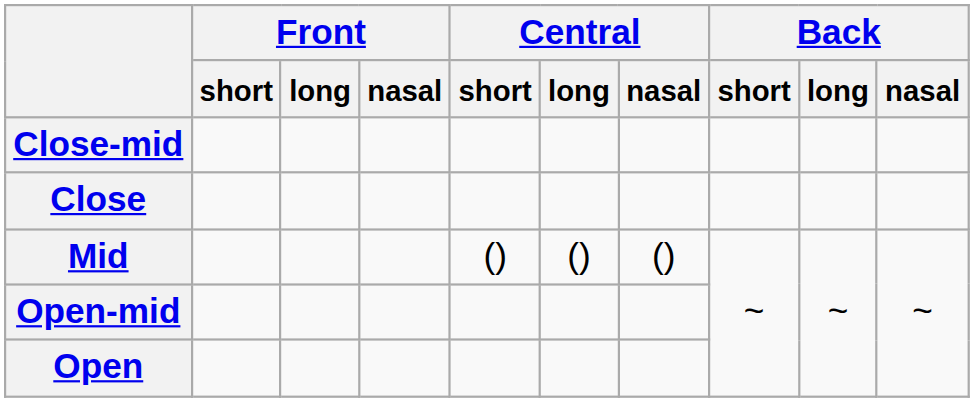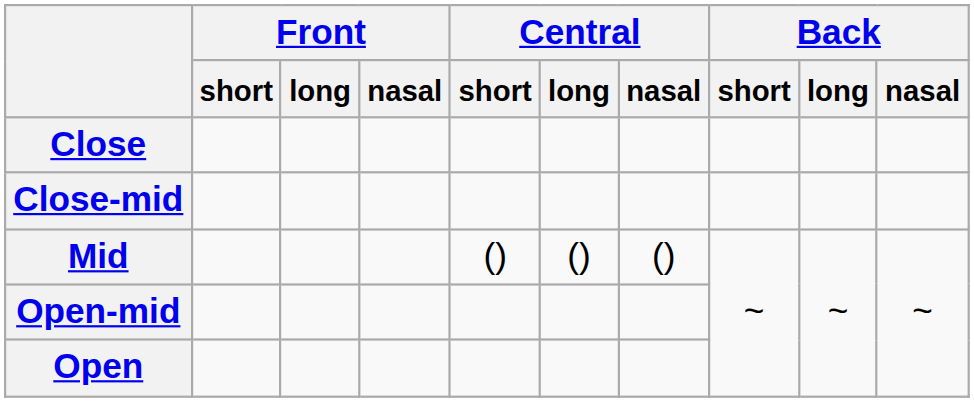rows swapped: (98, 199) <-> (98, 144)
